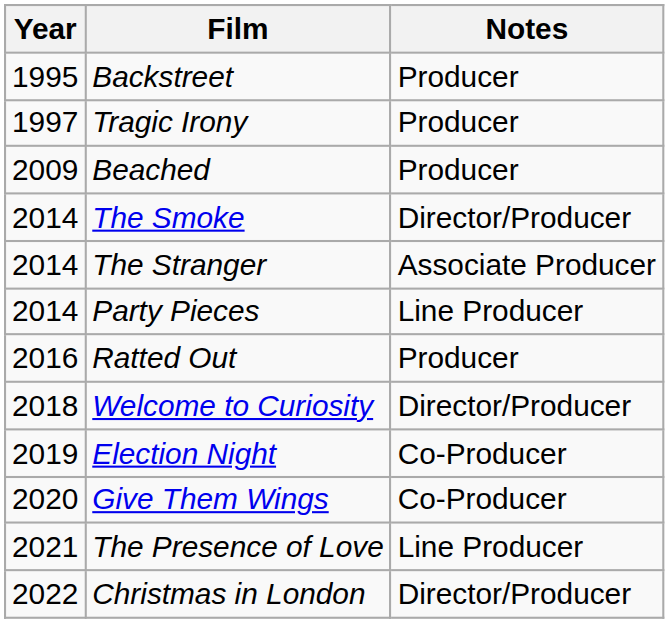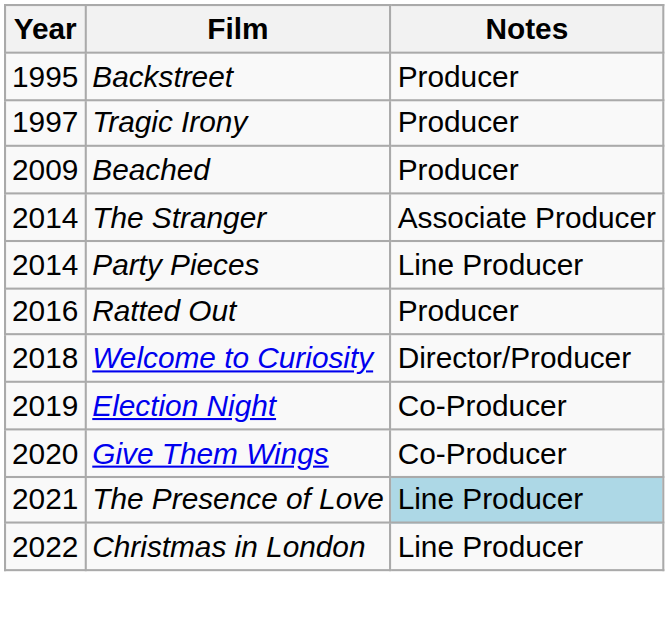- row: (168, 217)
(490, 547) no background -> (490, 500) lightblue background
(514, 594) Director/Producer -> (490, 547) Line Producer
